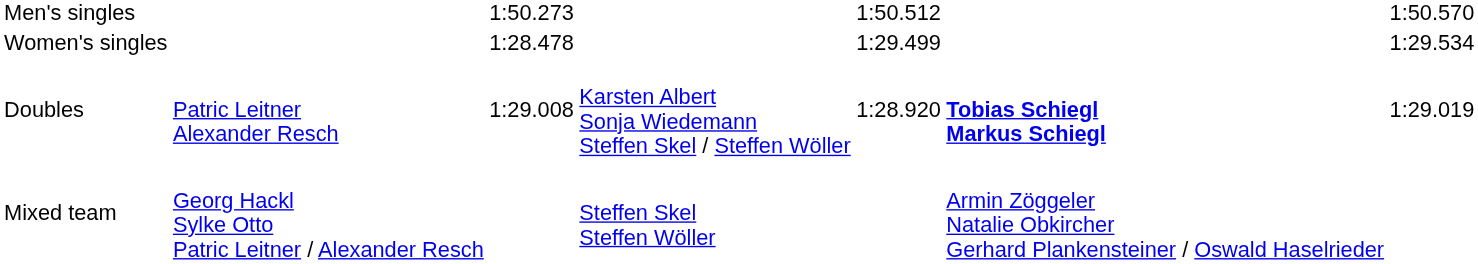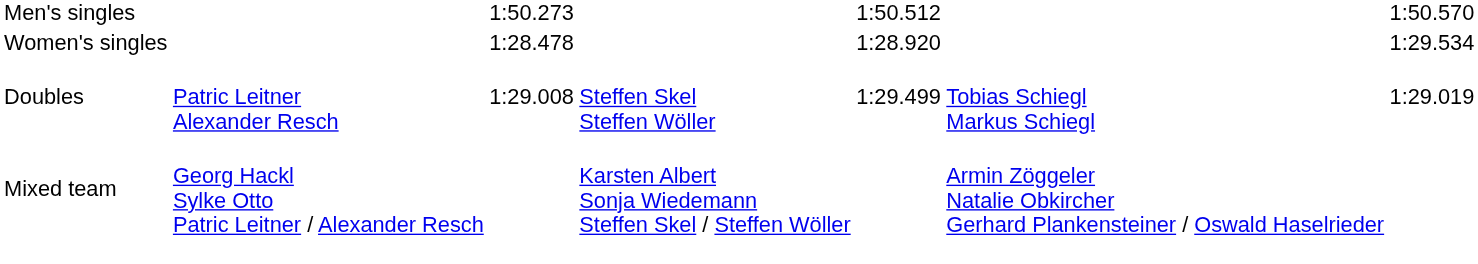(898, 43) 1:29.499 -> (898, 43) 1:28.920
(715, 121) Karsten Albert Sonja Wiedemann Steffen Skel / Steffen Wöller -> (647, 109) Steffen Skel Steffen Wöller
(898, 109) 1:28.920 -> (898, 97) 1:29.499
(1026, 121) bold -> (1021, 109) normal
(647, 225) Steffen Skel Steffen Wöller -> (715, 200) Karsten Albert Sonja Wiedemann Steffen Skel / Steffen Wöller
